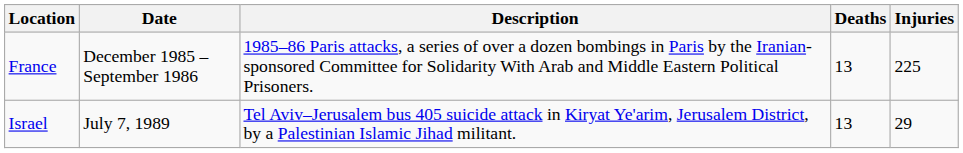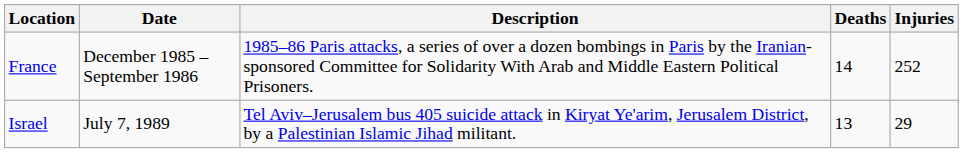(843, 66) 13 -> (843, 66) 14
(908, 66) 225 -> (908, 66) 252
